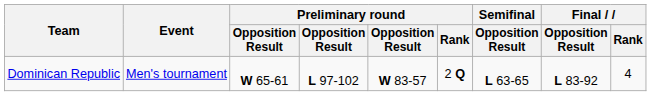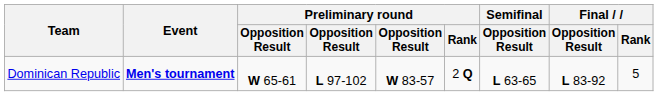(176, 74) normal -> (180, 74) bold
(628, 74) 4 -> (636, 74) 5
